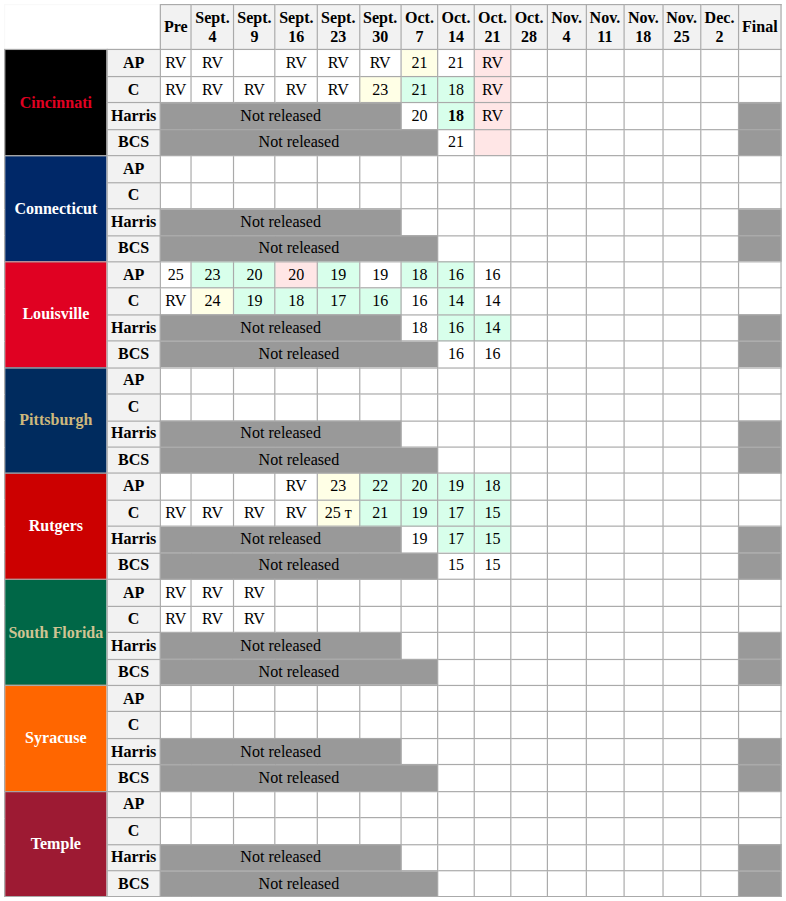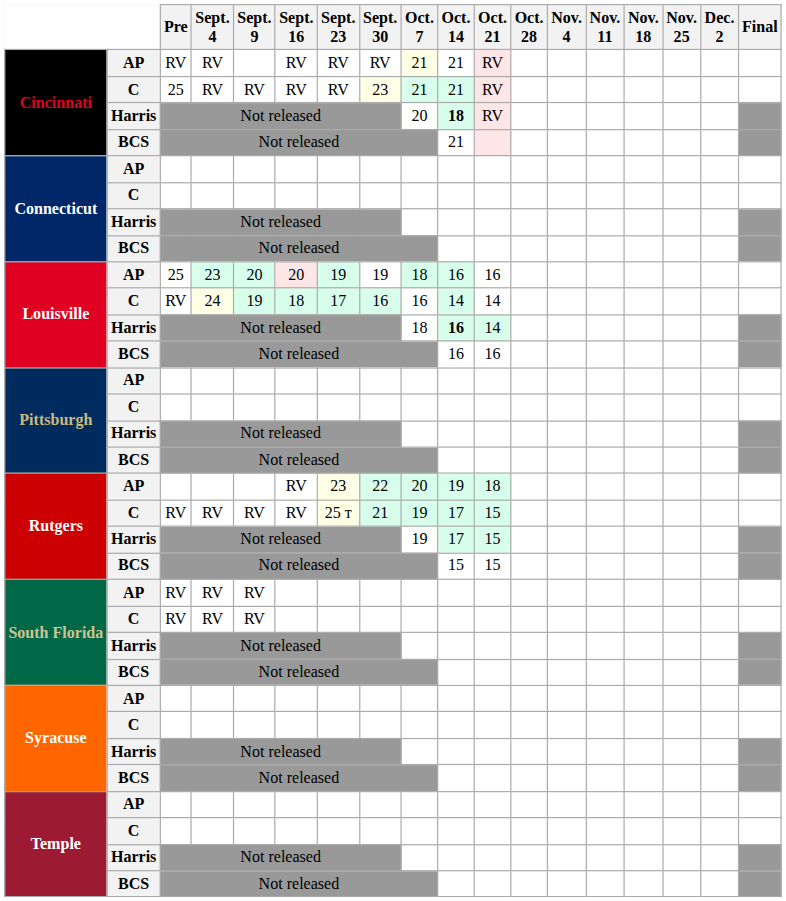(176, 89) RV -> (176, 89) 25
(456, 89) 18 -> (456, 89) 21
(456, 327) normal -> (456, 327) bold
